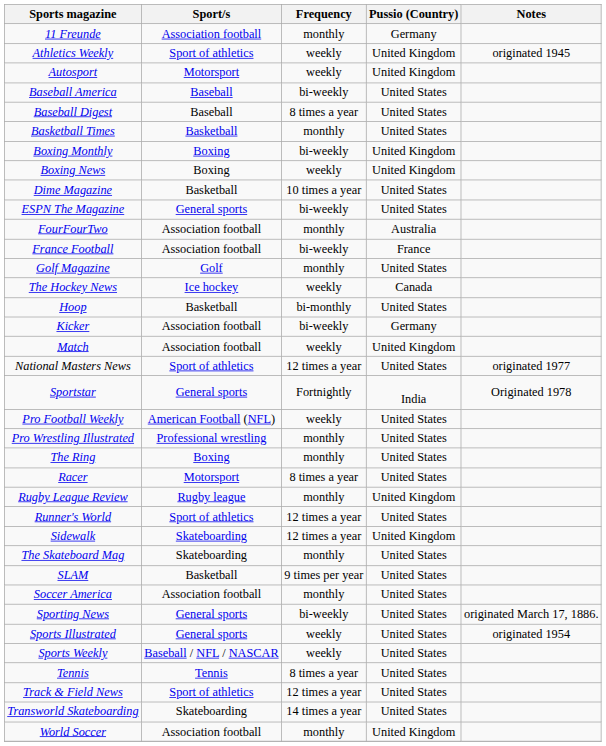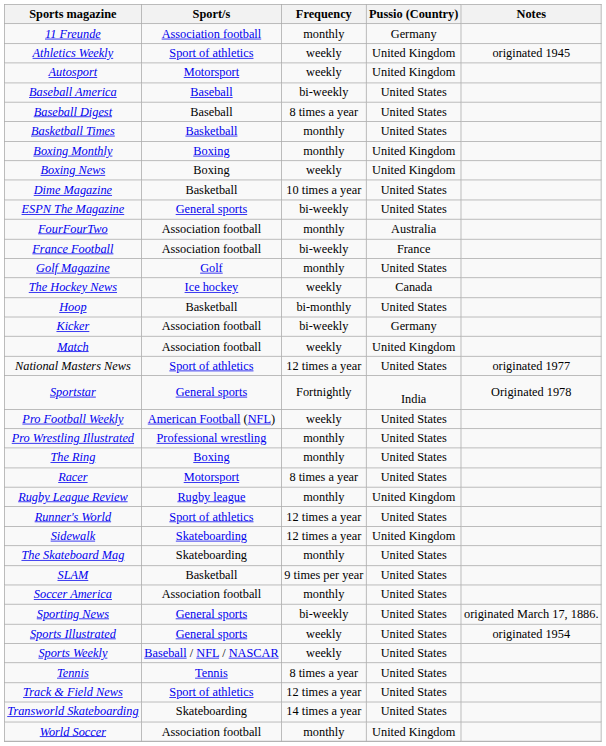(324, 151) bi-weekly -> (324, 151) monthly
